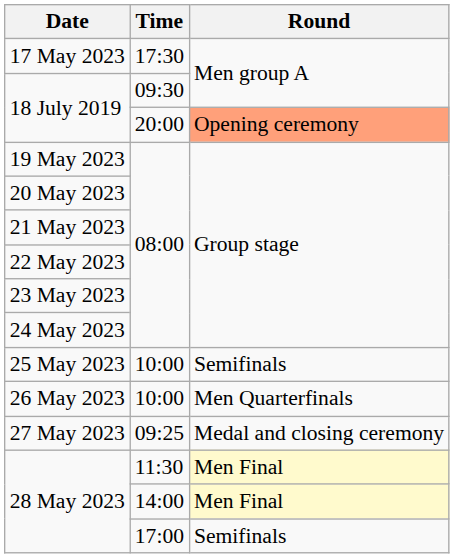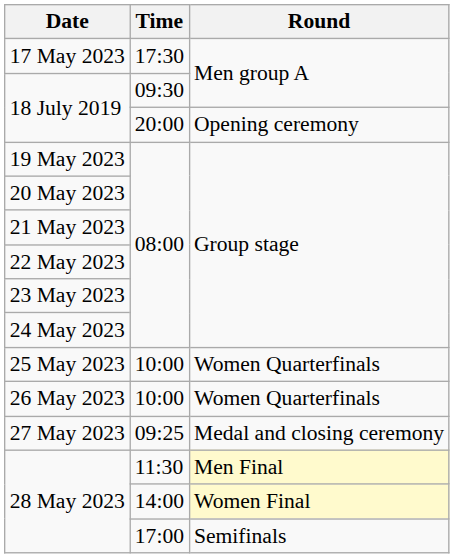(276, 124) lightsalmon background -> (276, 124) no background
(240, 364) Semifinals -> (287, 364) Women Quarterfinals
(273, 398) Men Quarterfinals -> (287, 398) Women Quarterfinals
(239, 501) Men Final -> (252, 501) Women Final
